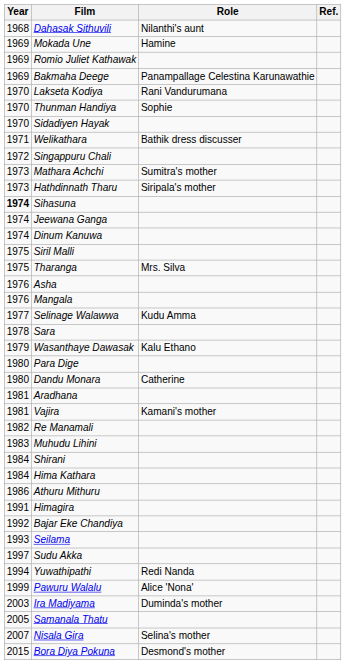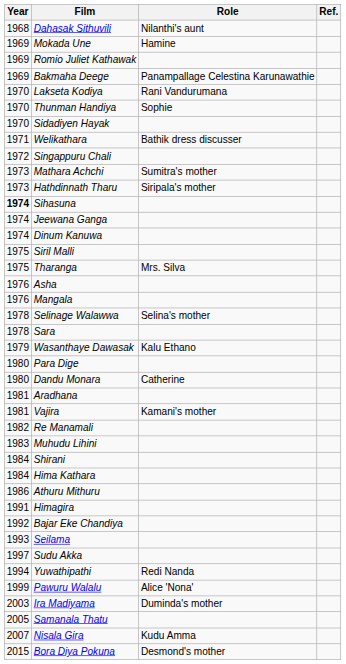(18, 316) 1977 -> (18, 316) 1978
(168, 316) Kudu Amma -> (175, 316) Selina's mother
(175, 635) Selina's mother -> (168, 635) Kudu Amma
